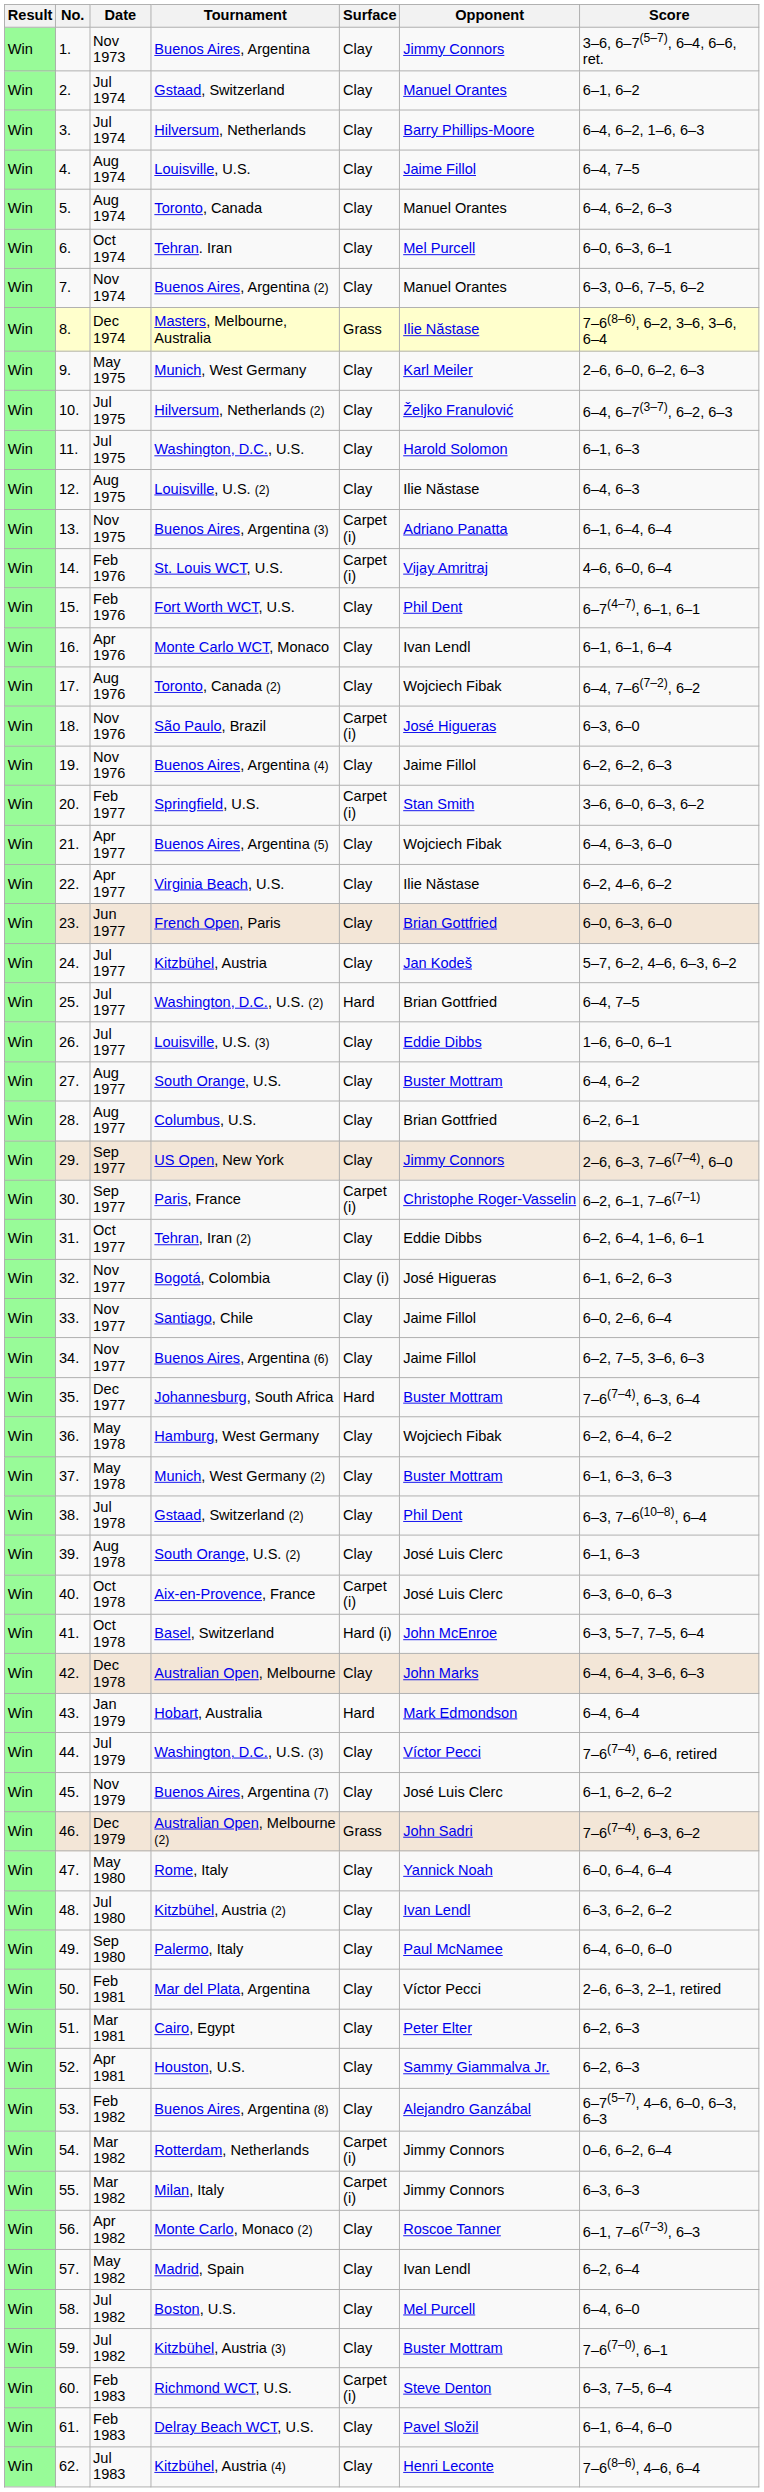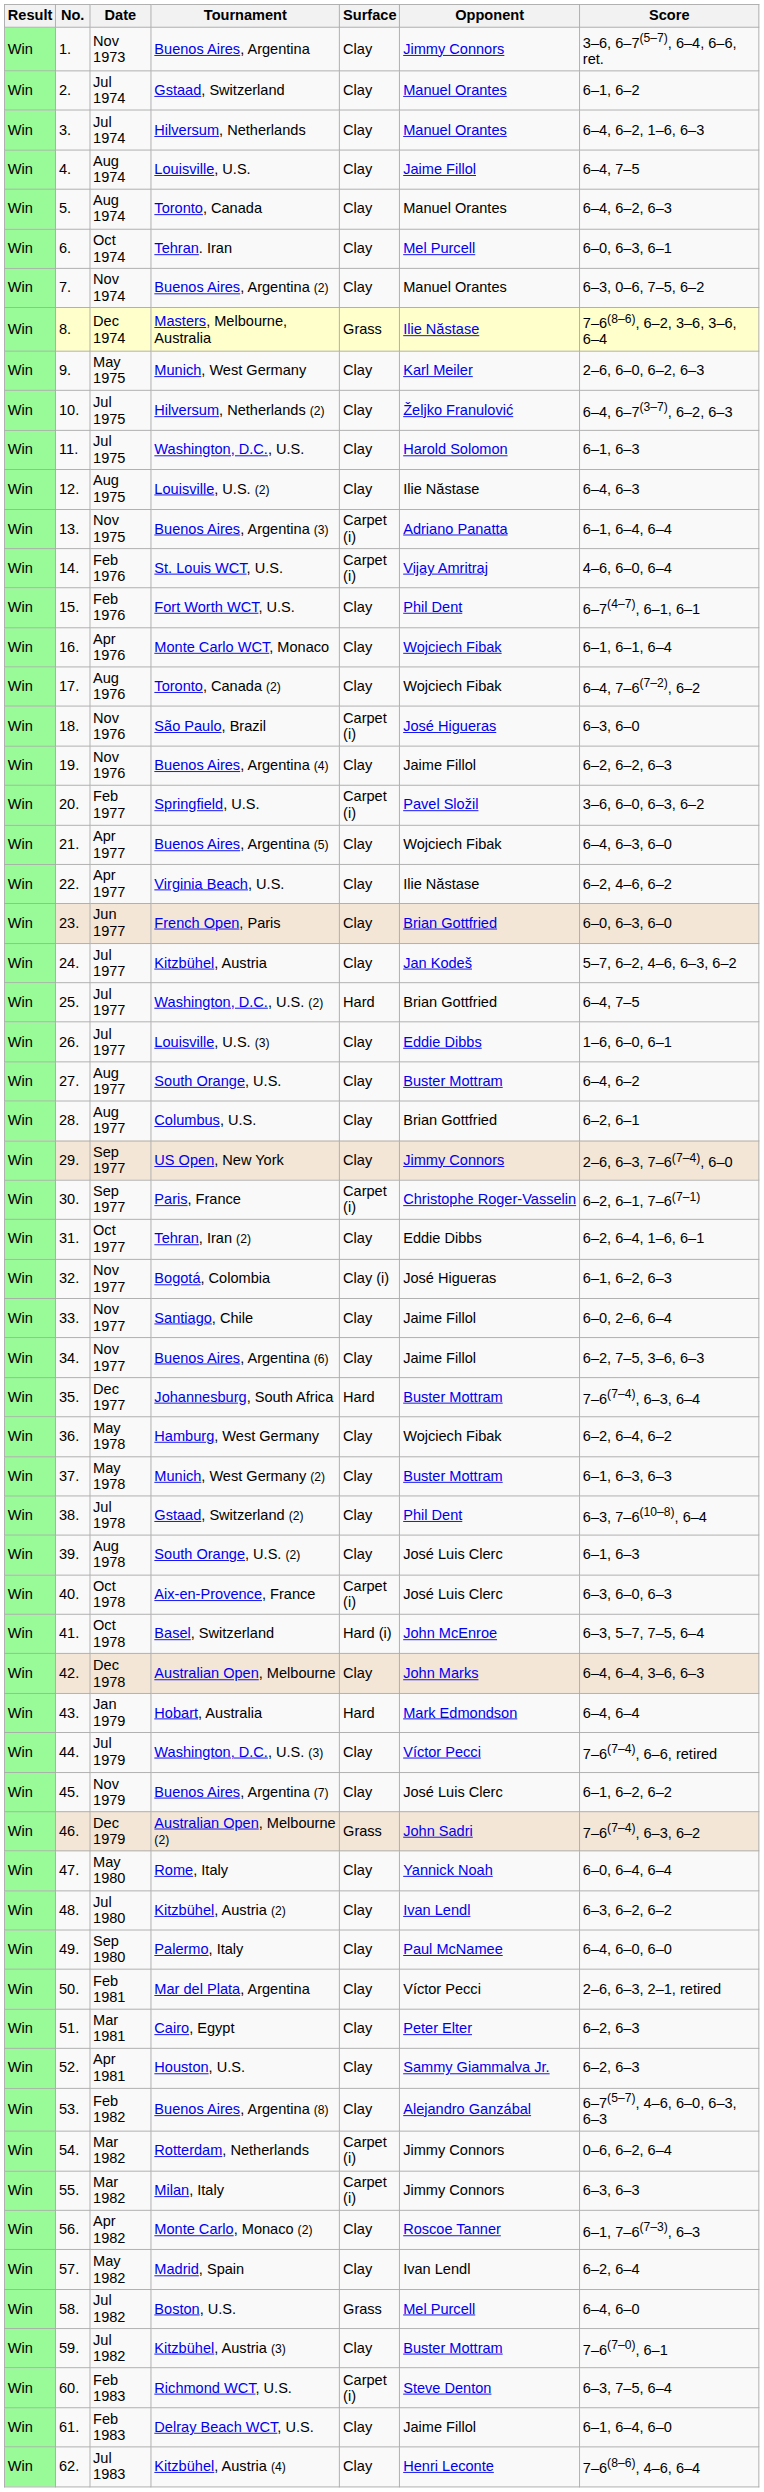(469, 130) Barry Phillips-Moore -> (455, 130) Manuel Orantes
(437, 647) Ivan Lendl -> (452, 647) Wojciech Fibak
(439, 805) Stan Smith -> (441, 805) Pavel Složil
(358, 2309) Clay -> (362, 2309) Grass
(441, 2427) Pavel Složil -> (440, 2427) Jaime Fillol
